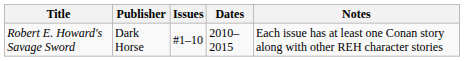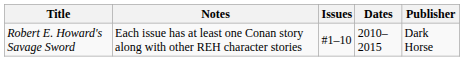columns swapped: (141, 14) <-> (356, 14)
